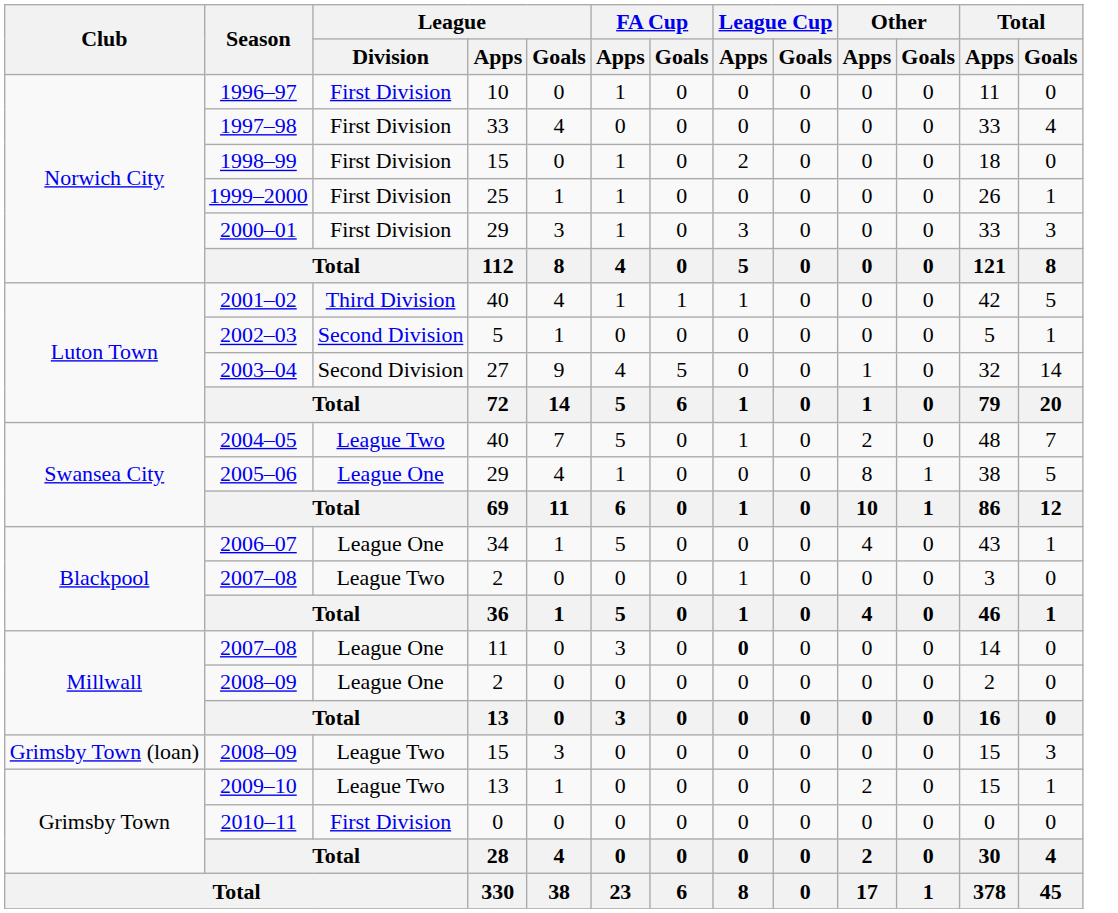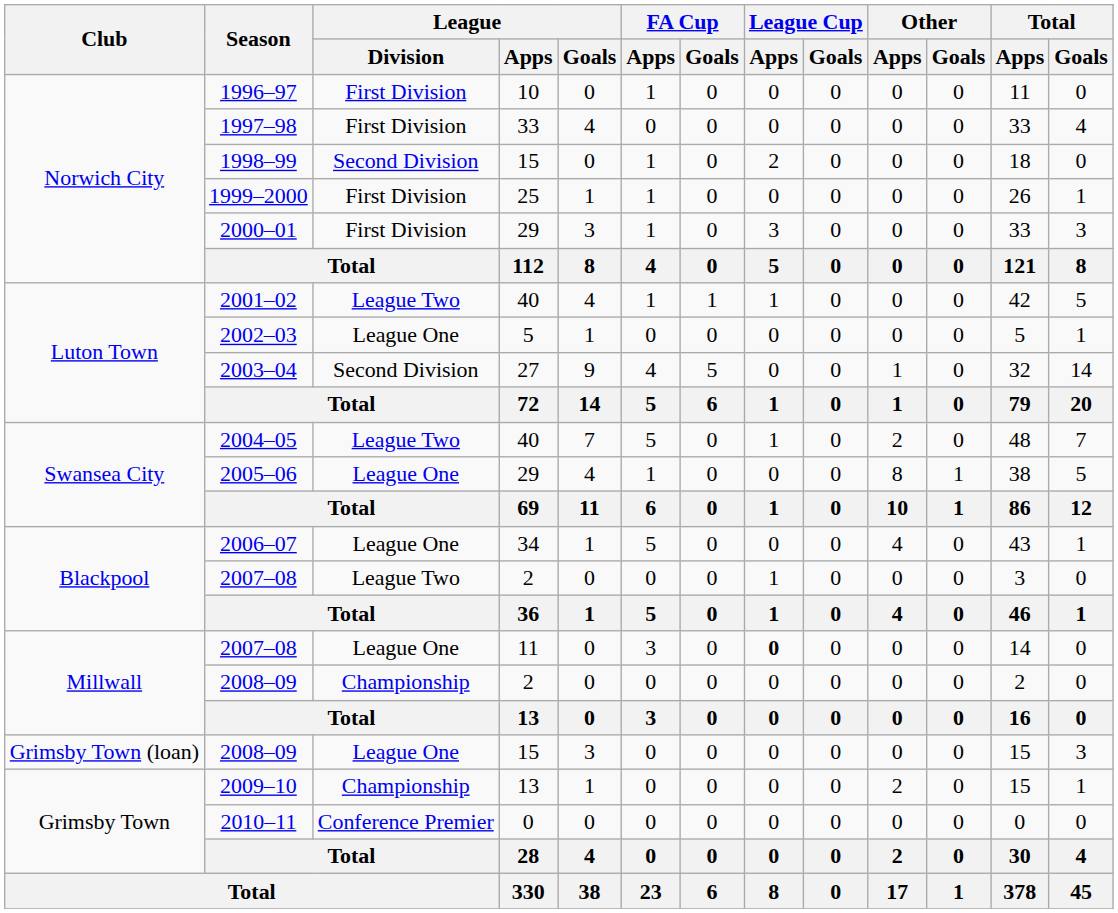(391, 160) First Division -> (406, 160) Second Division
(391, 299) Third Division -> (406, 299) League Two
(391, 334) Second Division -> (406, 334) League One
(391, 682) League One -> (406, 682) Championship
(391, 751) League Two -> (406, 751) League One
(391, 786) League Two -> (406, 786) Championship
(391, 821) First Division -> (406, 821) Conference Premier
